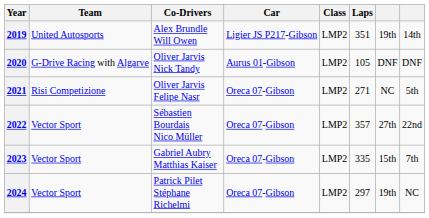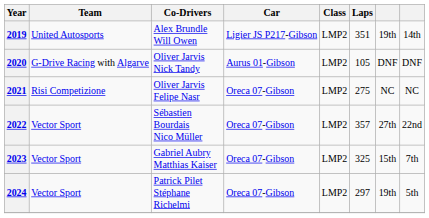(362, 91) 271 -> (362, 91) 275
(412, 91) 5th -> (412, 91) NC
(362, 159) 335 -> (362, 159) 325
(412, 193) NC -> (412, 193) 5th
